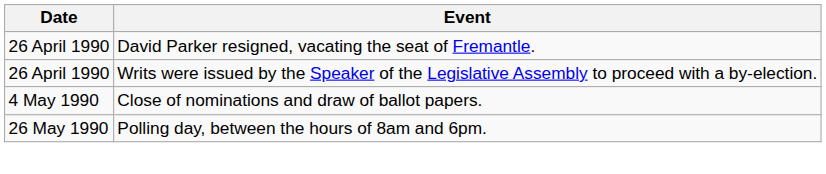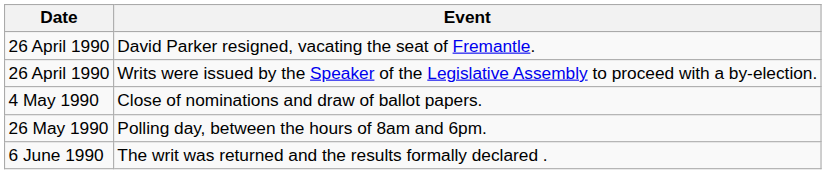+ row: (333, 155)
